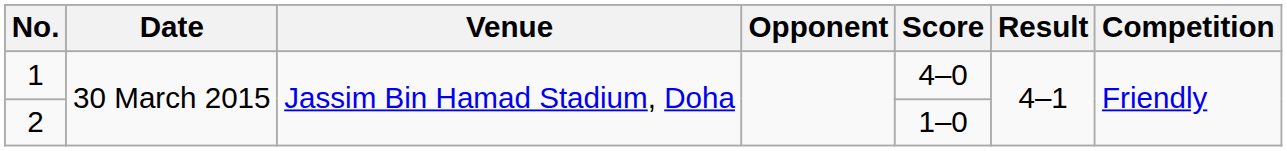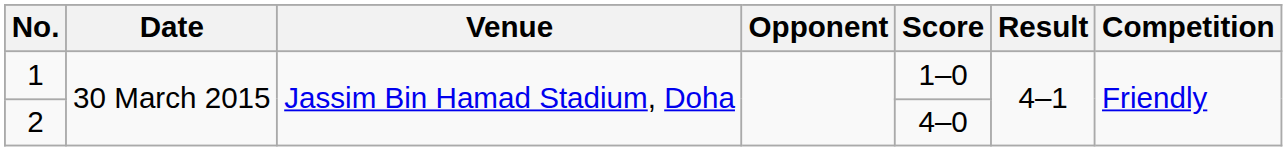(943, 74) 4–0 -> (943, 74) 1–0
(943, 121) 1–0 -> (943, 121) 4–0
